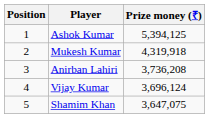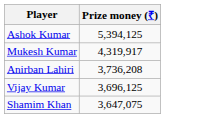- column: (26, 14)
(164, 51) 4,319,918 -> (120, 51) 4,319,917
(164, 87) 3,696,124 -> (120, 87) 3,696,125
